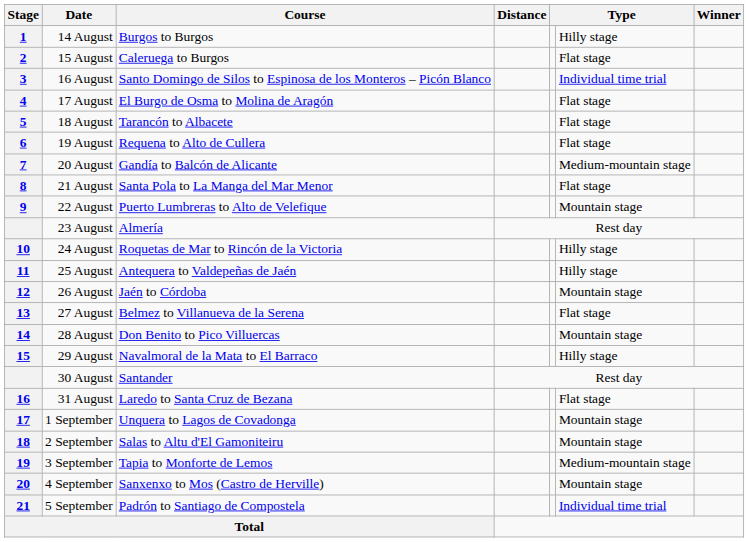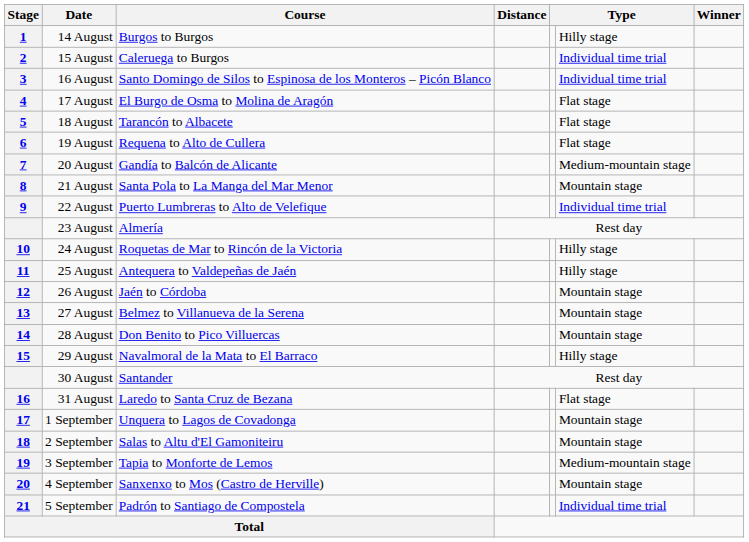(585, 57) Flat stage -> (613, 57) Individual time trial
(585, 185) Flat stage -> (601, 185) Mountain stage
(601, 206) Mountain stage -> (613, 206) Individual time trial
(585, 313) Flat stage -> (601, 313) Mountain stage
